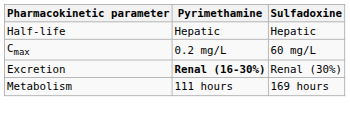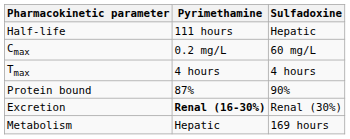(197, 31) Hepatic -> (204, 31) 111 hours
+ row: (18, 70)
+ row: (49, 90)
(204, 87) 111 hours -> (197, 125) Hepatic
